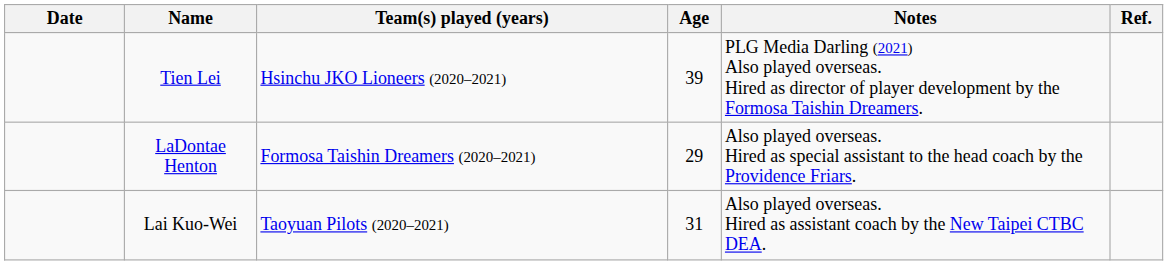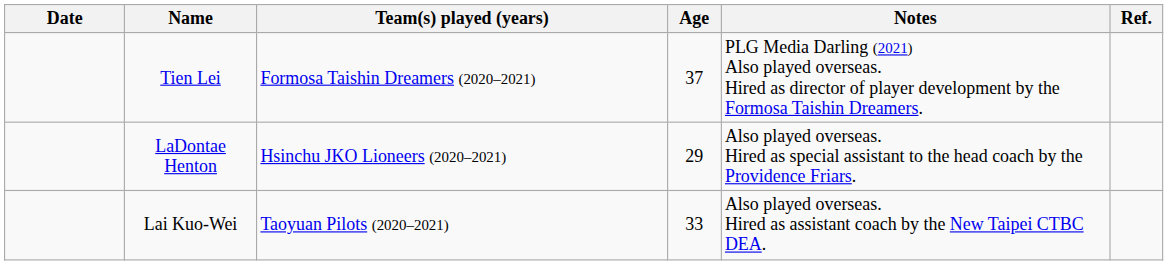(383, 77) Hsinchu JKO Lioneers (2020–2021) -> (398, 77) Formosa Taishin Dreamers (2020–2021)
(694, 77) 39 -> (694, 77) 37
(398, 156) Formosa Taishin Dreamers (2020–2021) -> (383, 156) Hsinchu JKO Lioneers (2020–2021)
(694, 224) 31 -> (694, 224) 33
